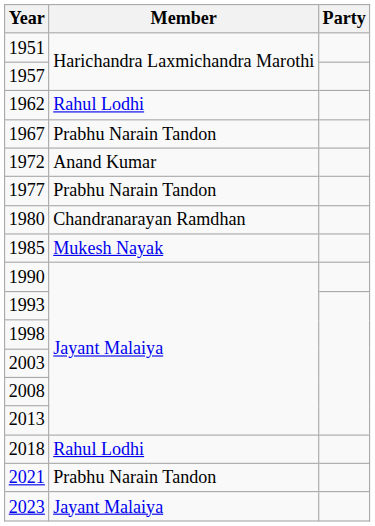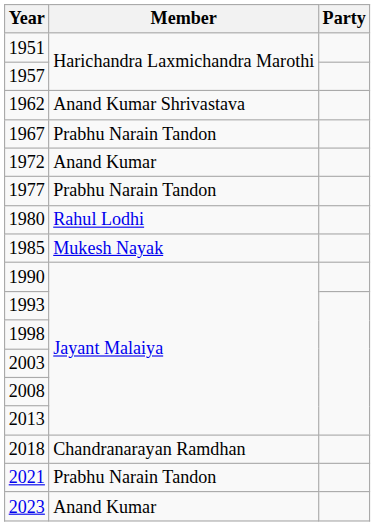(99, 104) Rahul Lodhi -> (149, 104) Anand Kumar Shrivastava
(149, 219) Chandranarayan Ramdhan -> (99, 219) Rahul Lodhi
(99, 448) Rahul Lodhi -> (149, 448) Chandranarayan Ramdhan
(108, 506) Jayant Malaiya -> (105, 506) Anand Kumar
